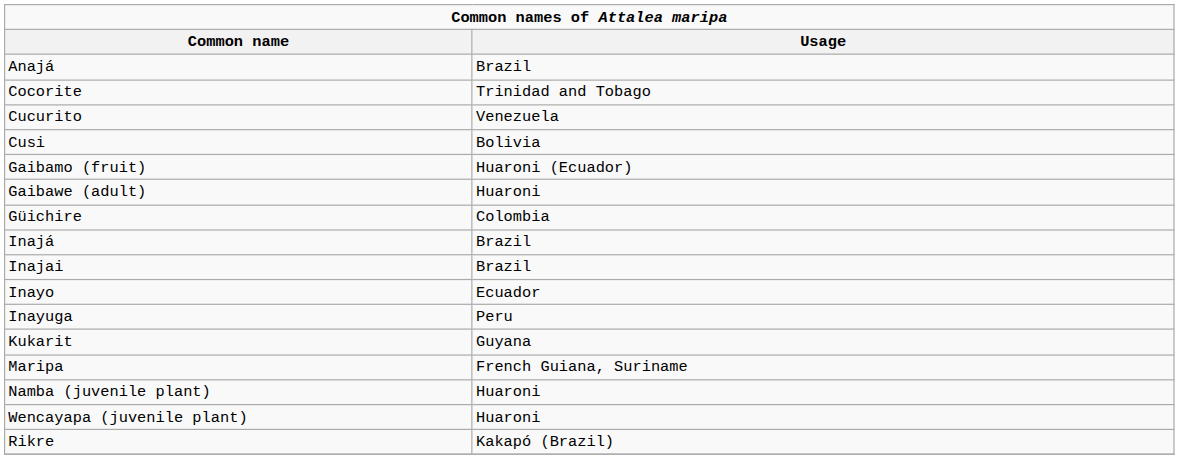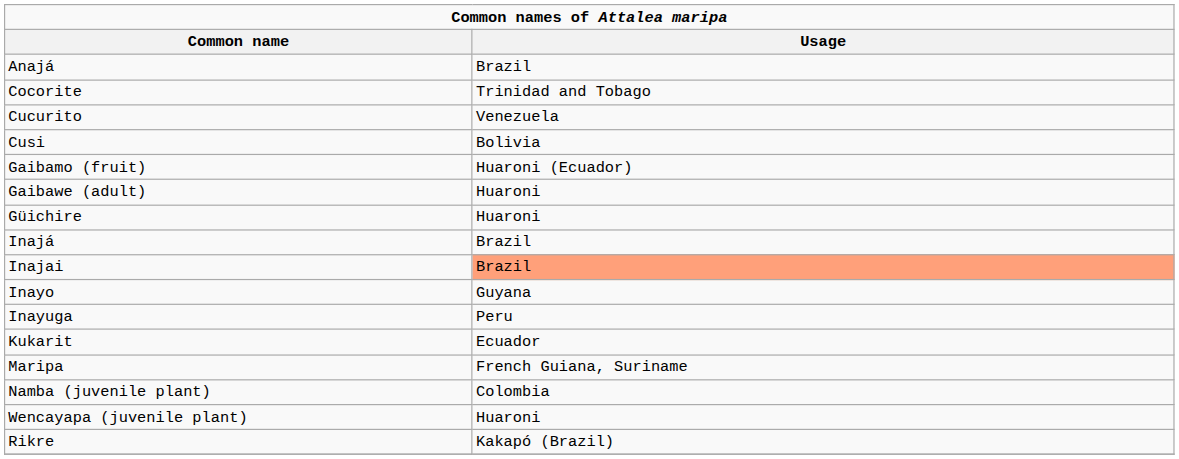(513, 217) Colombia -> (508, 217) Huaroni
(504, 267) no background -> (504, 267) lightsalmon background
(508, 292) Ecuador -> (504, 292) Guyana
(504, 342) Guyana -> (508, 342) Ecuador
(508, 392) Huaroni -> (513, 392) Colombia
